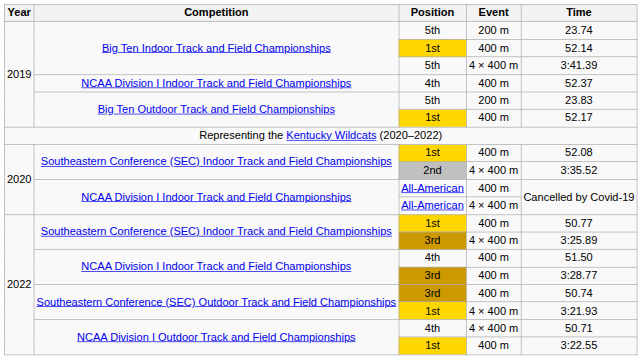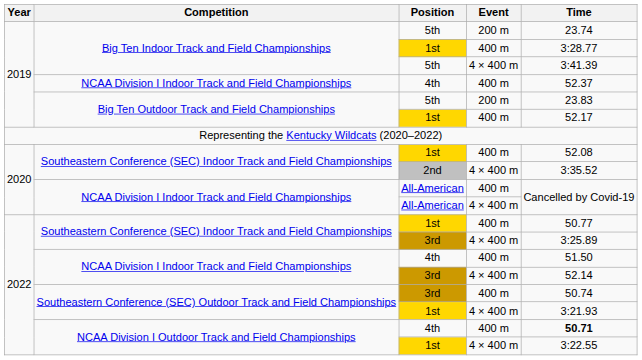(579, 48) 52.14 -> (579, 48) 3:28.77
(494, 275) 400 m -> (494, 275) 4 × 400 m
(579, 275) 3:28.77 -> (579, 275) 52.14
(494, 328) 4 × 400 m -> (494, 328) 400 m
(579, 328) normal -> (579, 328) bold
(494, 345) 400 m -> (494, 345) 4 × 400 m
